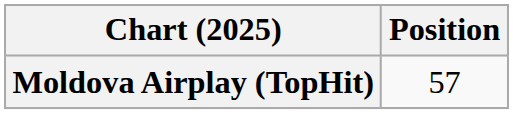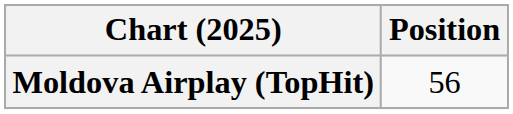(445, 81) 57 -> (445, 81) 56
